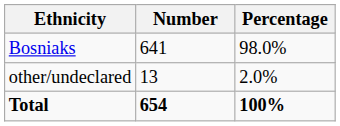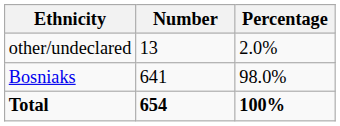rows swapped: (42, 47) <-> (70, 76)
